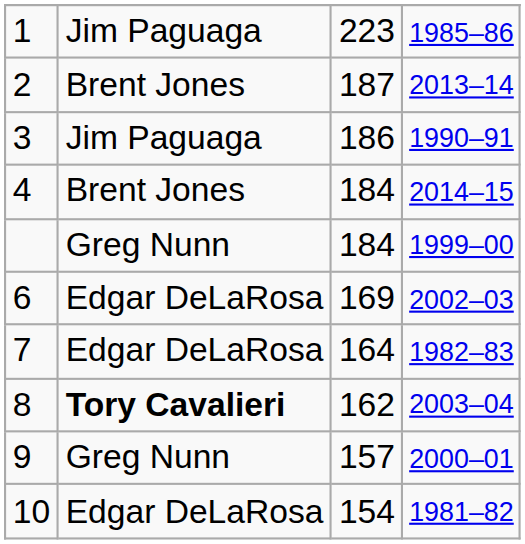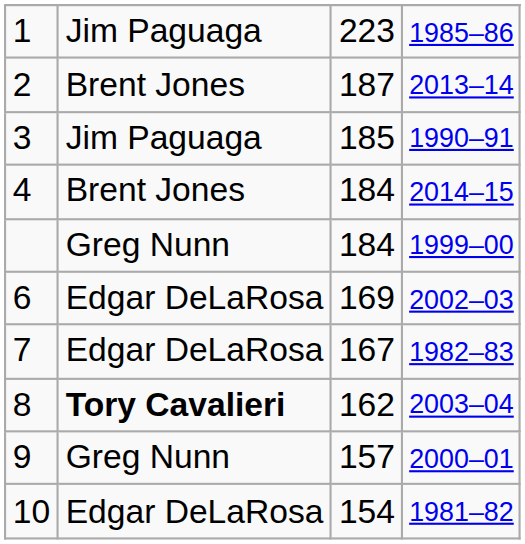(367, 137) 186 -> (367, 137) 185
(367, 350) 164 -> (367, 350) 167
